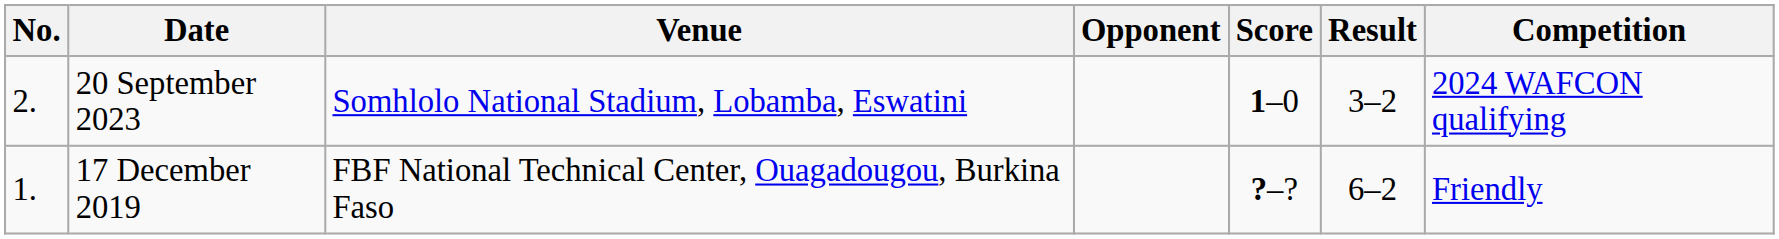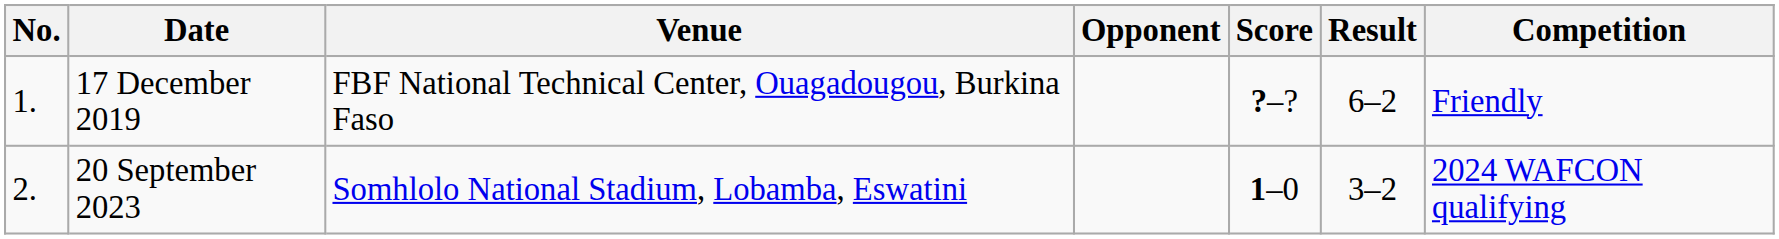rows swapped: (163, 188) <-> (166, 100)
